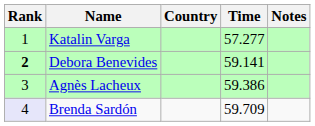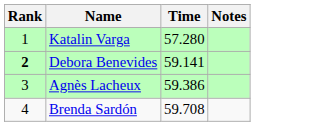- column: (191, 16)
(244, 39) 57.277 -> (184, 39) 57.280
(25, 109) lavender background -> (25, 109) no background
(244, 109) 59.709 -> (184, 109) 59.708
